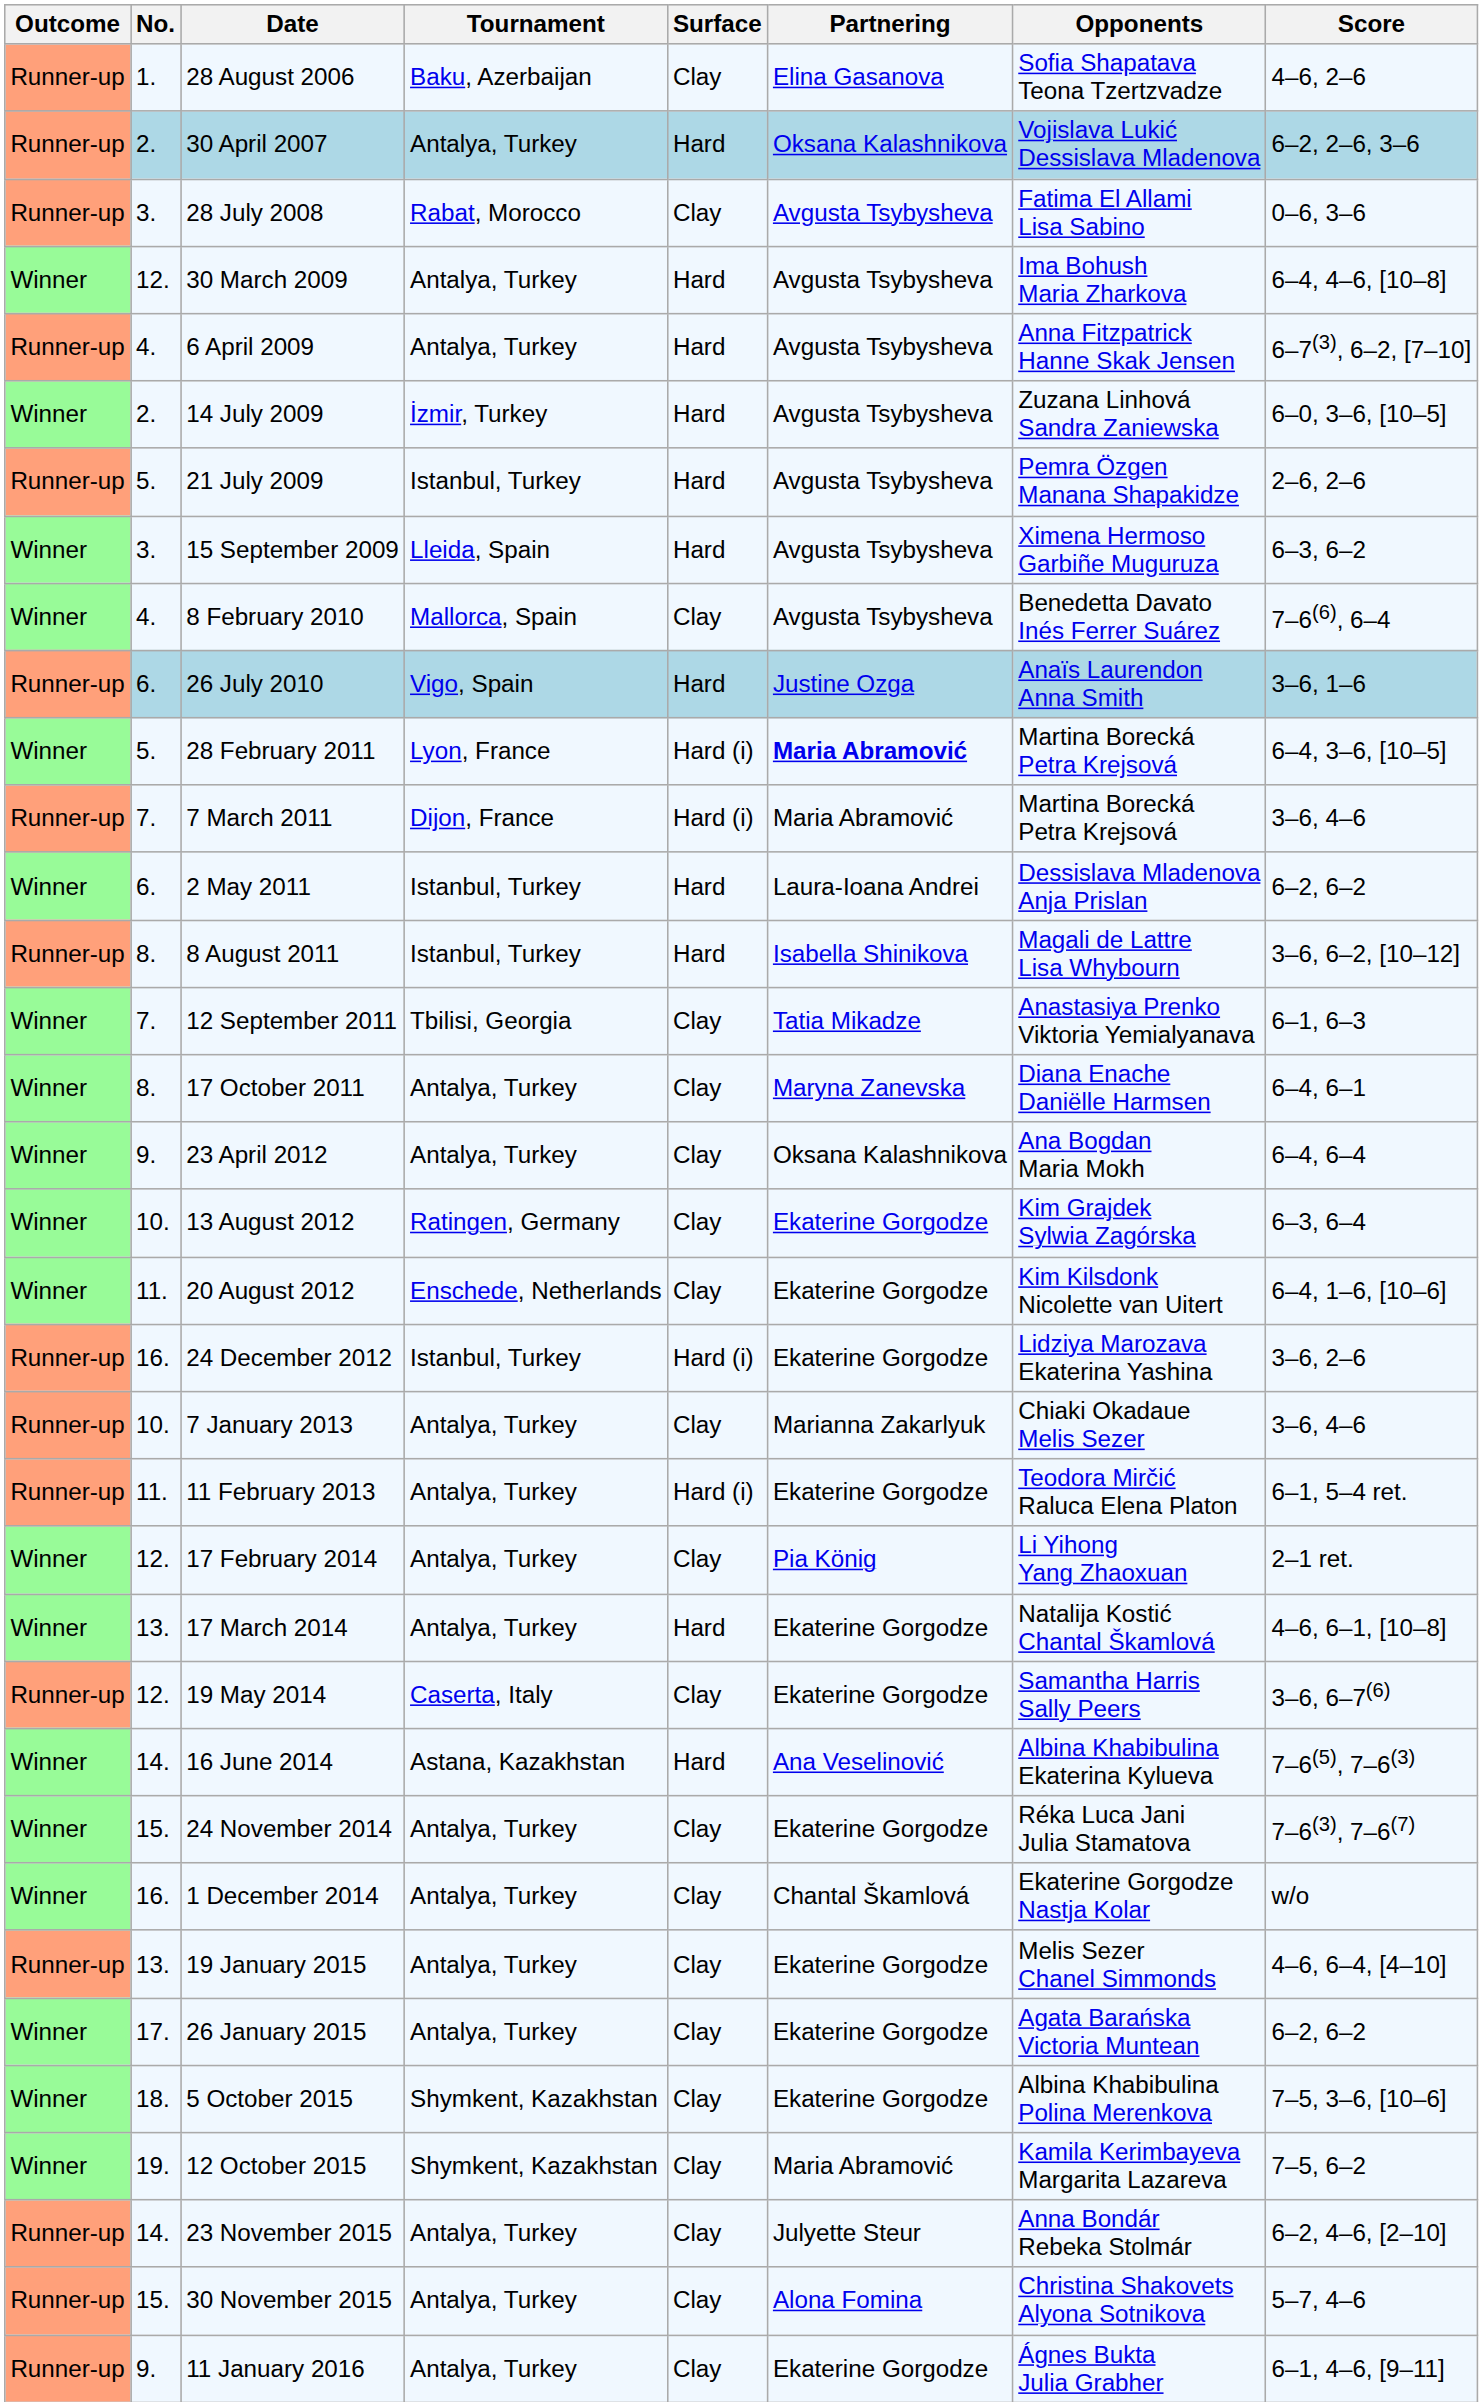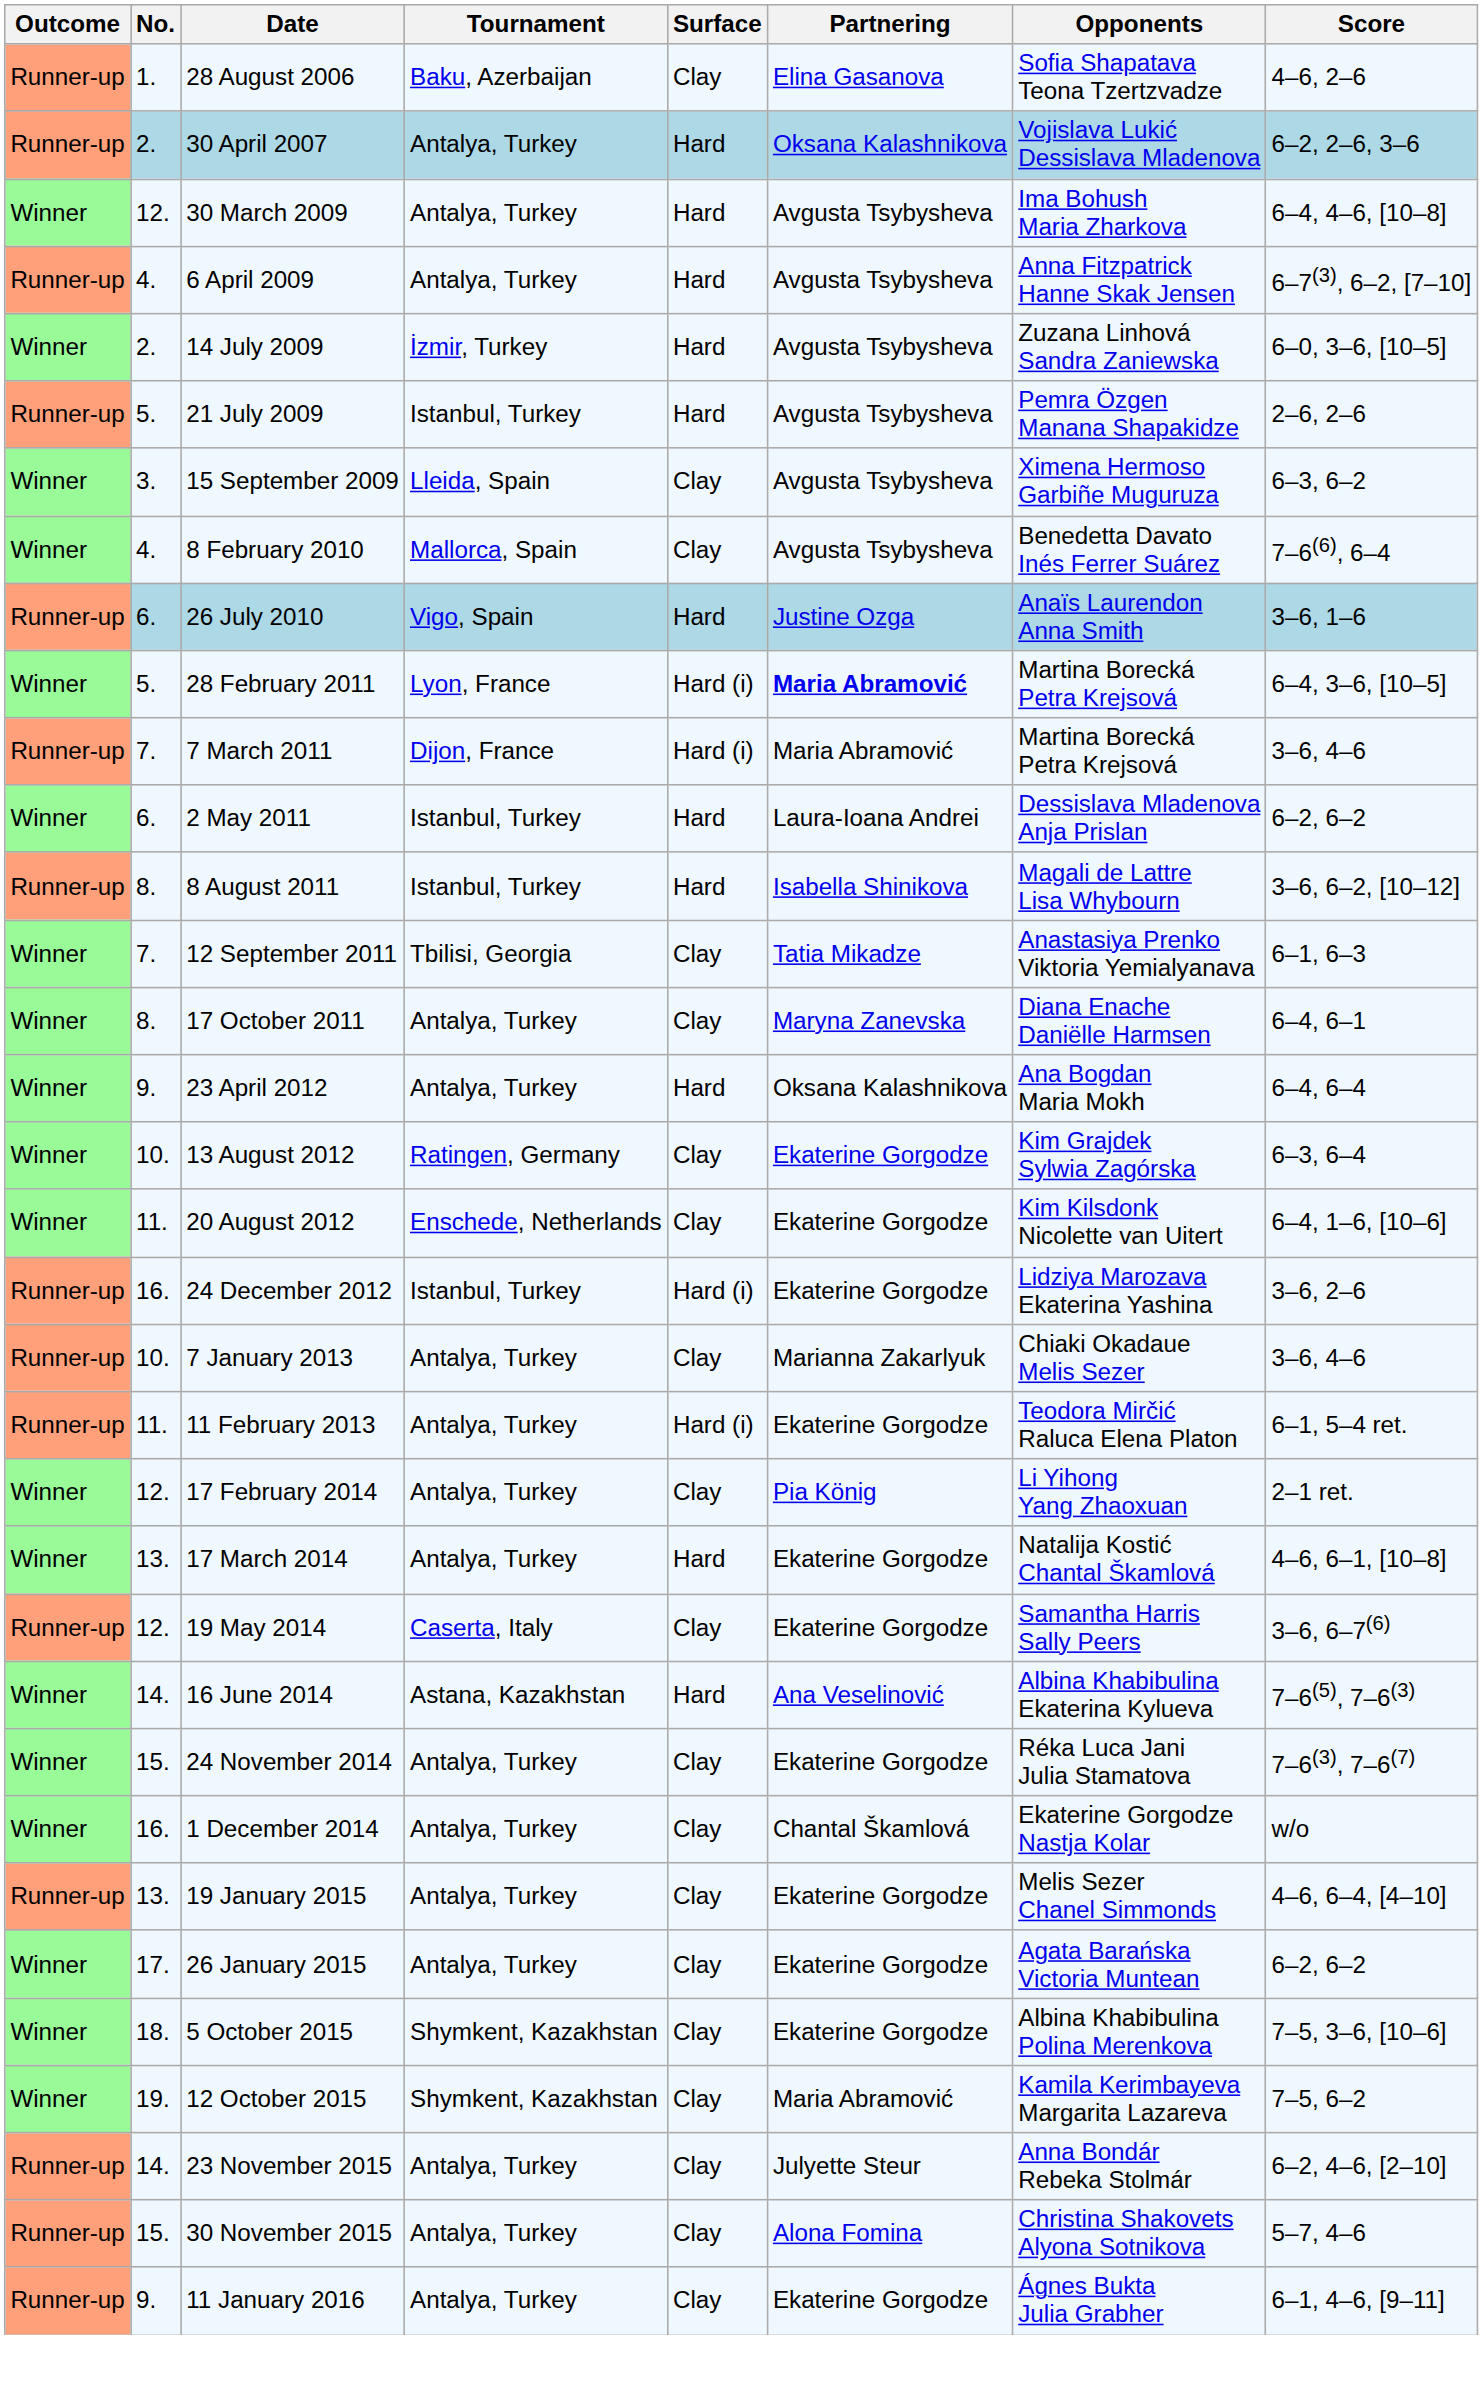- row: (255, 211)
(699, 548) Hard -> (697, 481) Clay
(697, 1154) Clay -> (699, 1087) Hard
